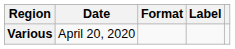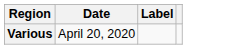- column: (162, 14)
